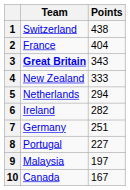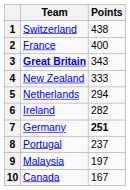(100, 45) 404 -> (100, 45) 400
(100, 128) normal -> (100, 128) bold
(100, 144) 227 -> (100, 144) 237
